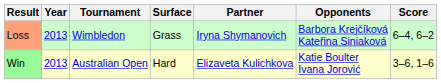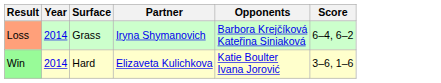- column: (110, 12)
(56, 35) 2013 -> (56, 35) 2014
(56, 64) 2013 -> (56, 64) 2014
